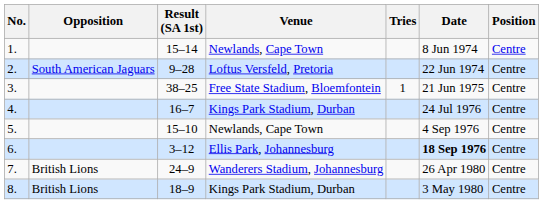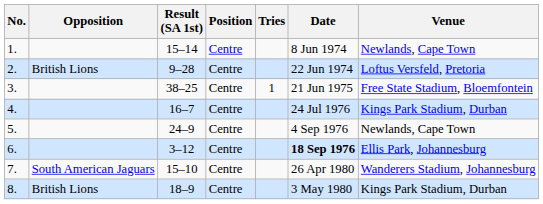columns swapped: (514, 21) <-> (296, 21)
(93, 68) South American Jaguars -> (65, 68) British Lions
(182, 128) 15–10 -> (182, 128) 24–9
(65, 169) British Lions -> (93, 169) South American Jaguars
(182, 169) 24–9 -> (182, 169) 15–10
